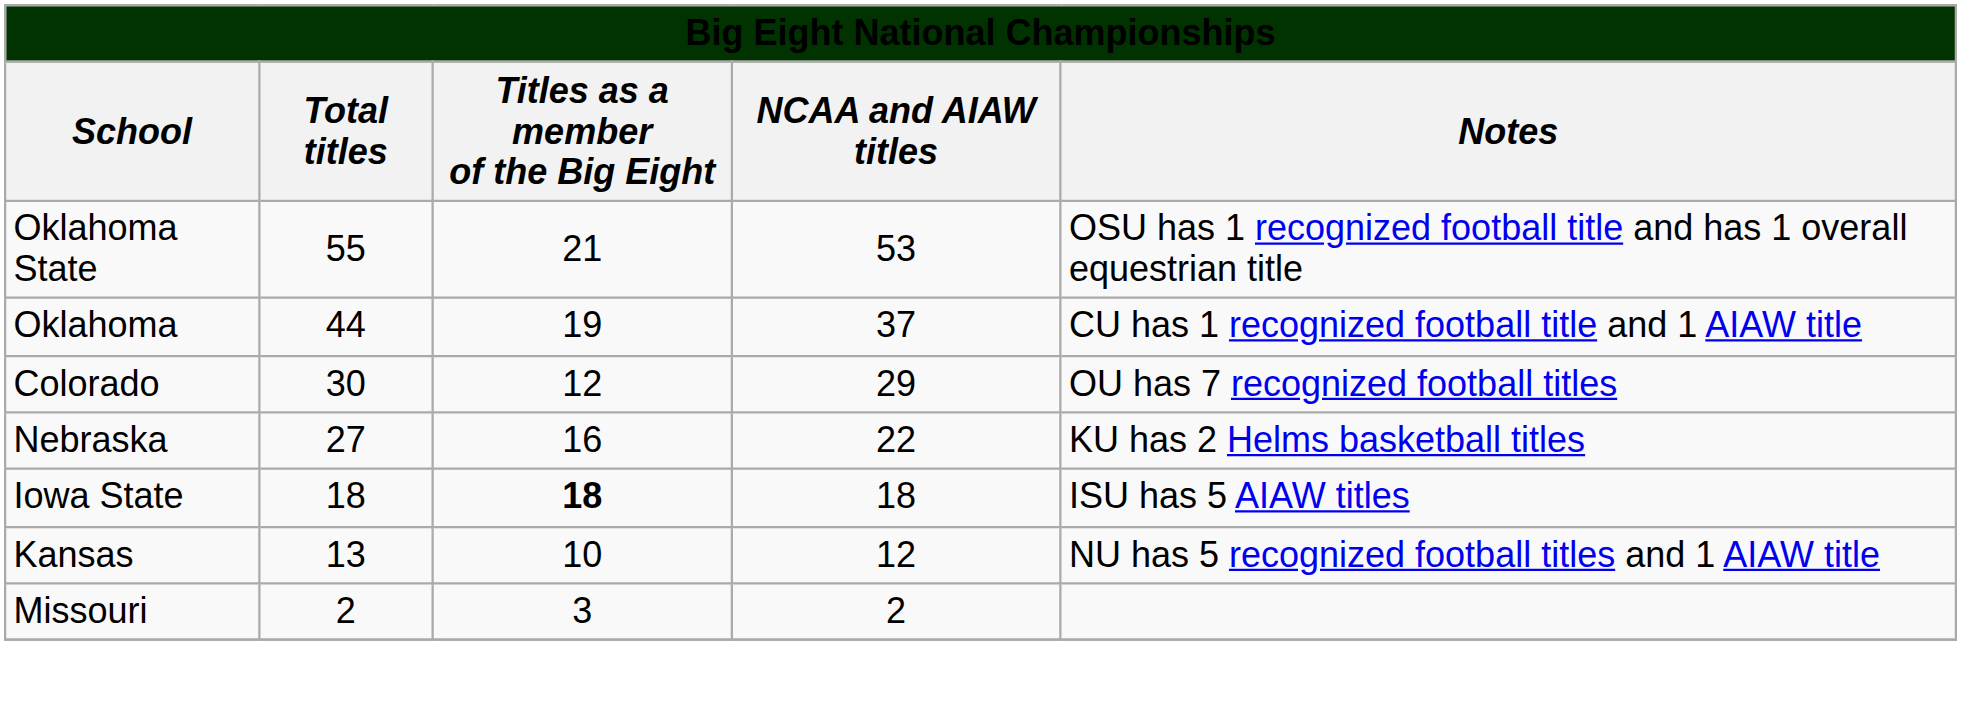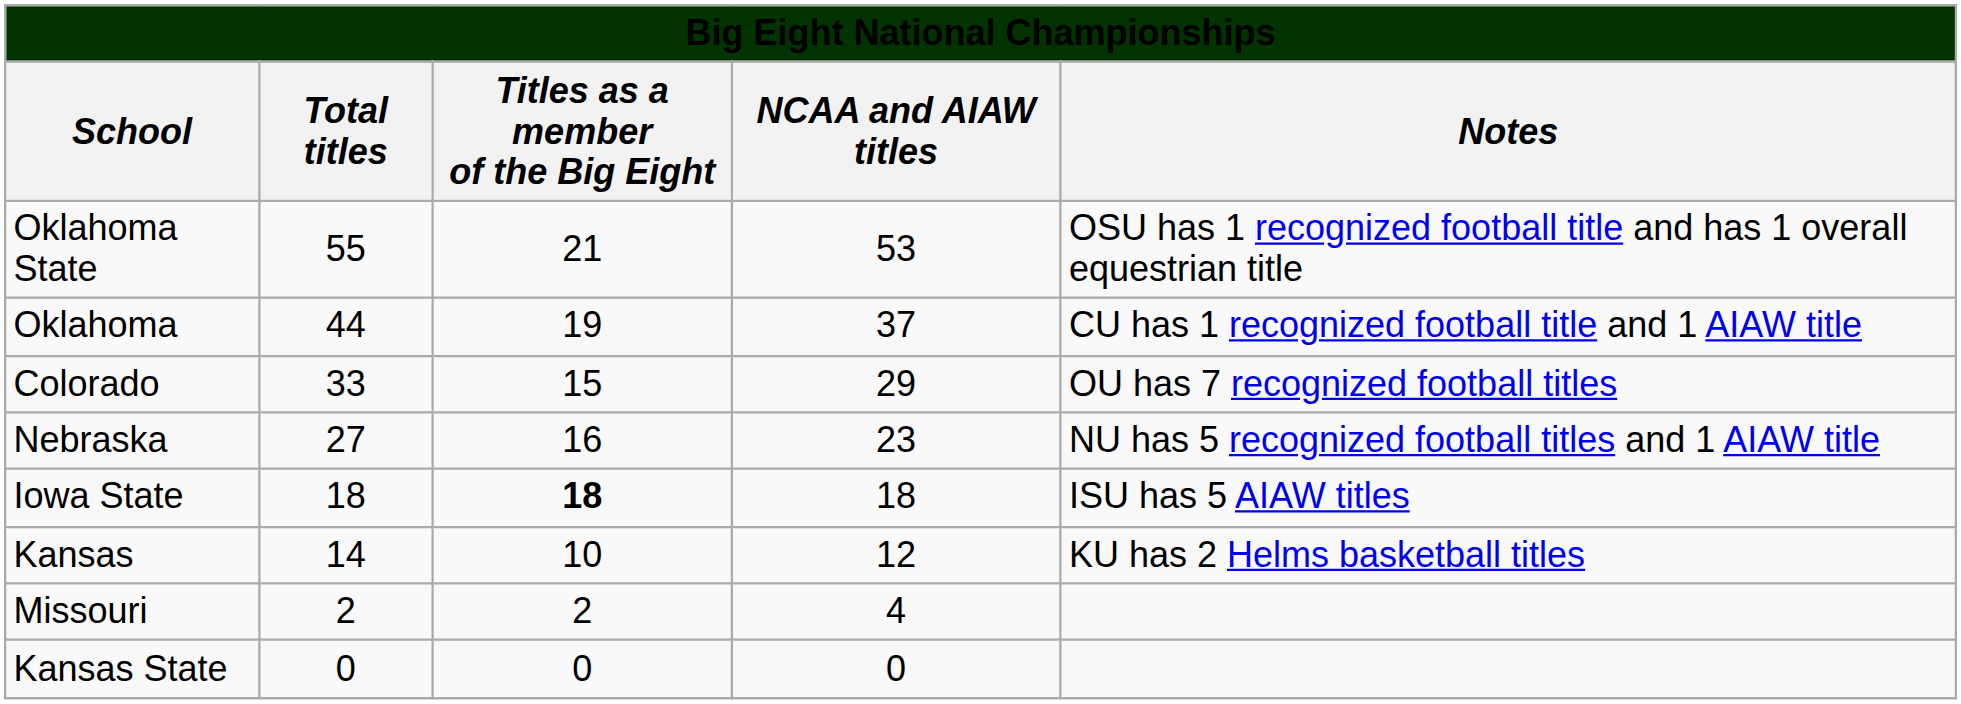(346, 382) 30 -> (346, 382) 33
(582, 382) 12 -> (582, 382) 15
(896, 440) 22 -> (896, 440) 23
(1327, 440) KU has 2 Helms basketball titles -> (1474, 440) NU has 5 recognized football titles and 1 AIAW title
(346, 554) 13 -> (346, 554) 14
(1474, 554) NU has 5 recognized football titles and 1 AIAW title -> (1327, 554) KU has 2 Helms basketball titles
(582, 611) 3 -> (582, 611) 2
(896, 611) 2 -> (896, 611) 4
+ row: (120, 668)
